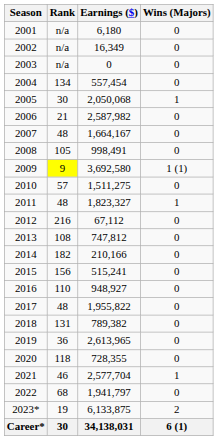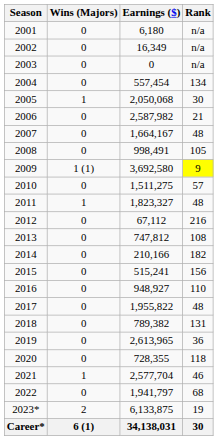columns swapped: (177, 13) <-> (62, 13)
